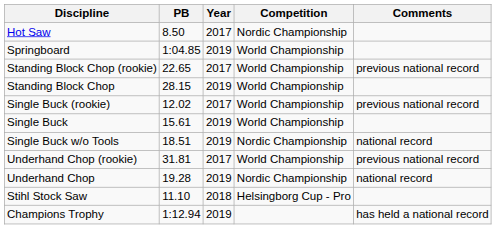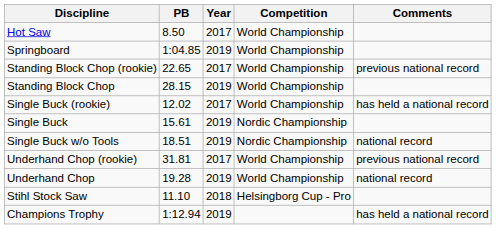(292, 31) Nordic Championship -> (290, 31) World Championship
(418, 104) previous national record -> (422, 104) has held a national record
(290, 123) World Championship -> (292, 123) Nordic Championship
(292, 178) Nordic Championship -> (290, 178) World Championship
